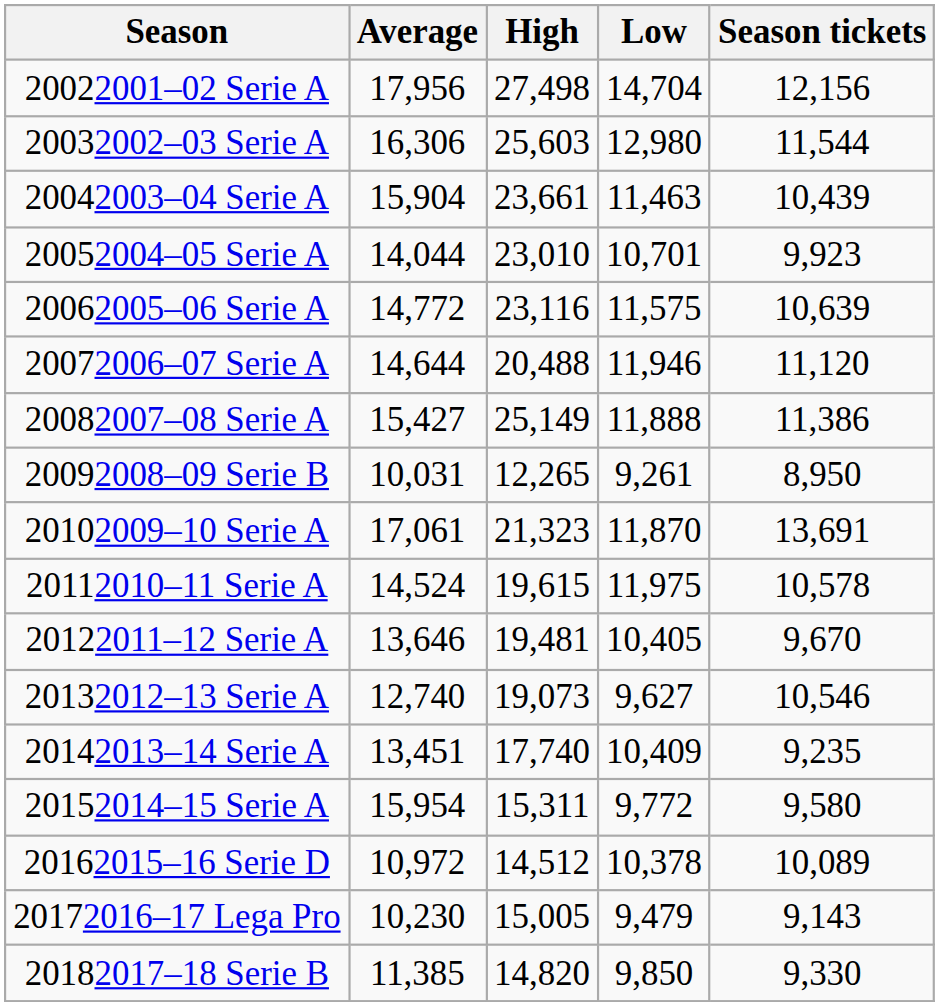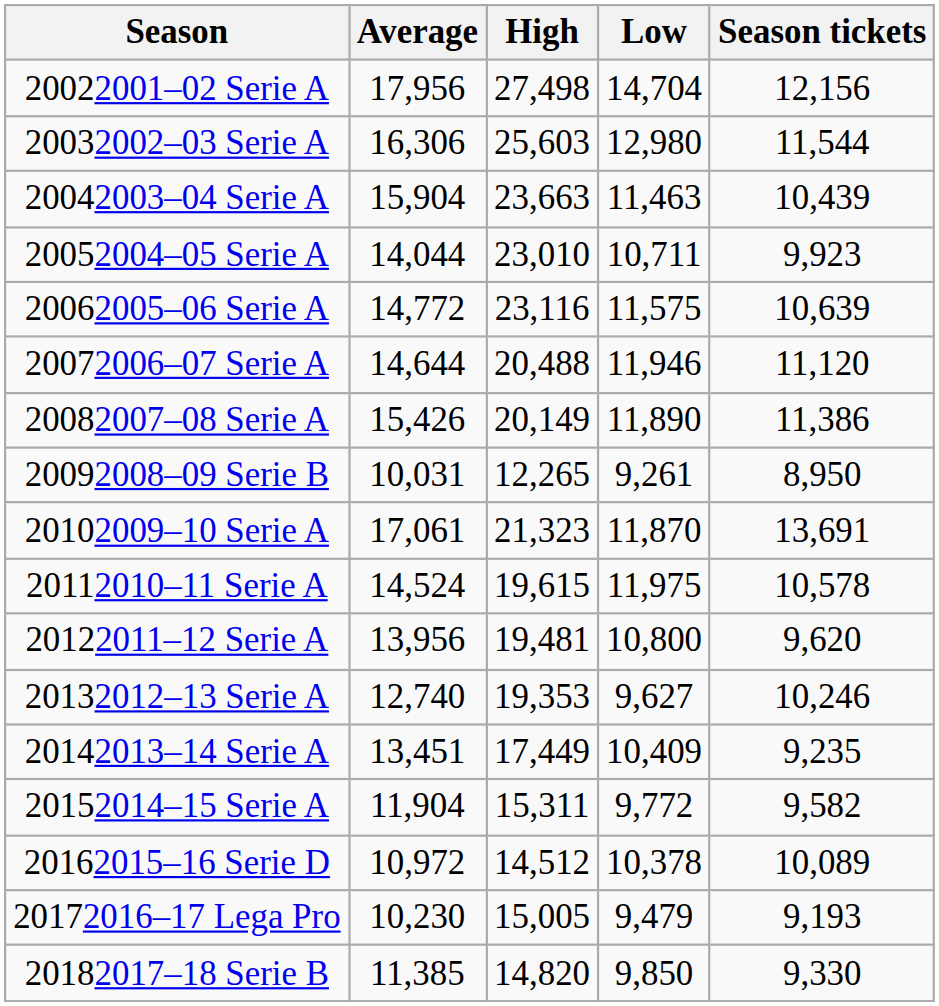(542, 198) 23,661 -> (542, 198) 23,663
(654, 253) 10,701 -> (654, 253) 10,711
(417, 419) 15,427 -> (417, 419) 15,426
(542, 419) 25,149 -> (542, 419) 20,149
(654, 419) 11,888 -> (654, 419) 11,890
(417, 640) 13,646 -> (417, 640) 13,956
(654, 640) 10,405 -> (654, 640) 10,800
(822, 640) 9,670 -> (822, 640) 9,620
(542, 695) 19,073 -> (542, 695) 19,353
(822, 695) 10,546 -> (822, 695) 10,246
(542, 751) 17,740 -> (542, 751) 17,449
(417, 806) 15,954 -> (417, 806) 11,904
(822, 806) 9,580 -> (822, 806) 9,582
(822, 917) 9,143 -> (822, 917) 9,193
